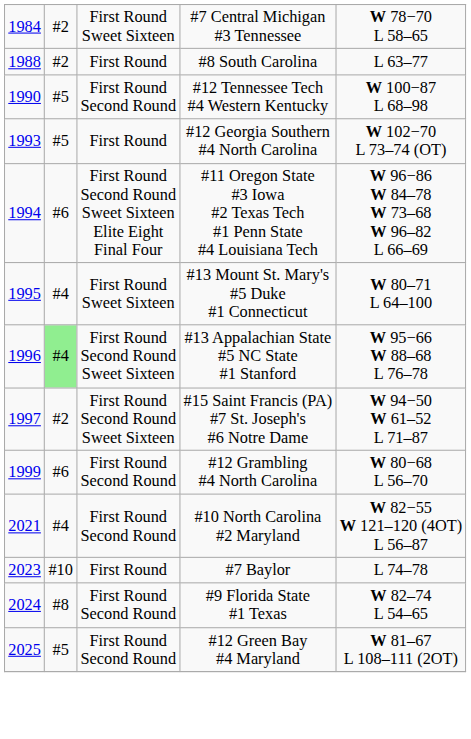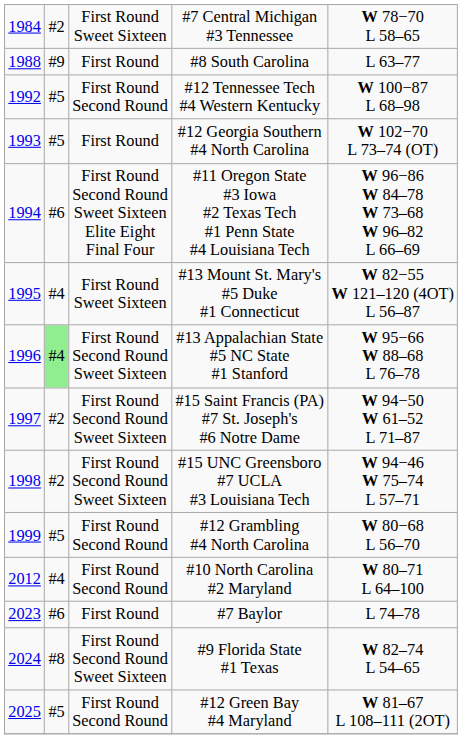(61, 61) #2 -> (57, 61) #9
(25, 96) 1990 -> (25, 96) 1992
(401, 293) W 80–71 L 64–100 -> (393, 293) W 82−55 W 121–120 (4OT) L 56–87
+ row: (250, 481)
(61, 472) #6 -> (57, 534) #5
(25, 525) 2021 -> (25, 579) 2012
(401, 525) W 82−55 W 121–120 (4OT) L 56–87 -> (393, 579) W 80–71 L 64–100
(61, 570) #10 -> (57, 614) #6
(128, 605) First Round Second Round -> (120, 658) First Round Second Round Sweet Sixteen
